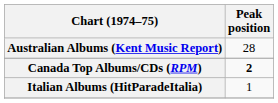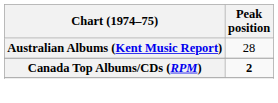- row: (115, 87)
